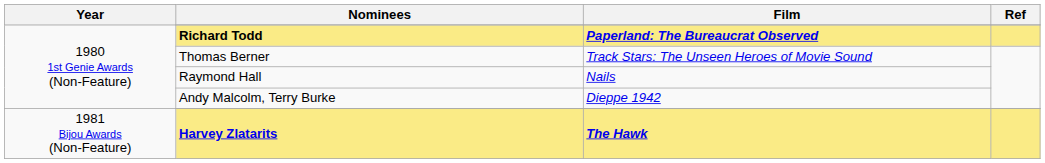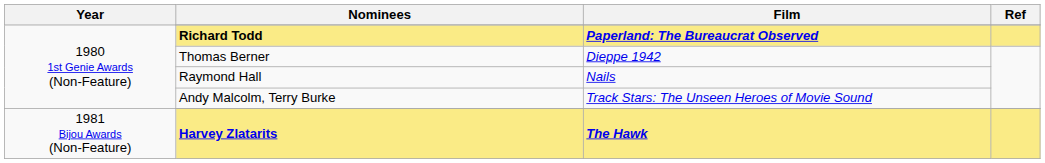(729, 56) Track Stars: The Unseen Heroes of Movie Sound -> (624, 56) Dieppe 1942
(624, 98) Dieppe 1942 -> (729, 98) Track Stars: The Unseen Heroes of Movie Sound
